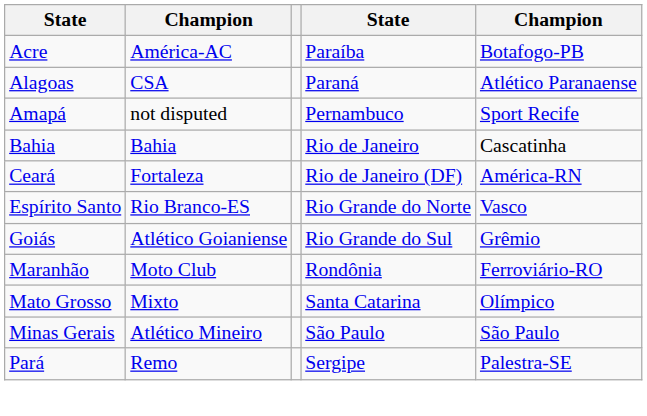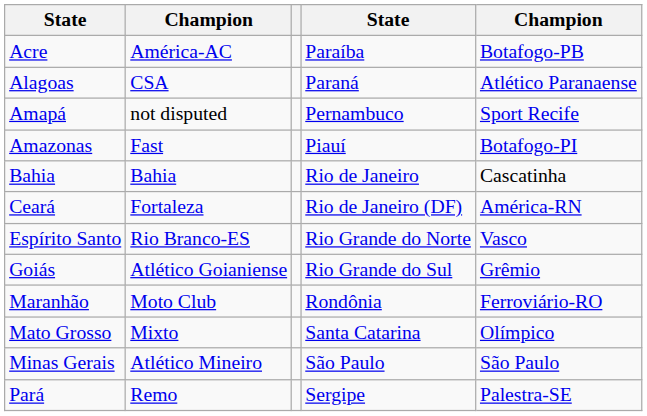+ row: (51, 144)
